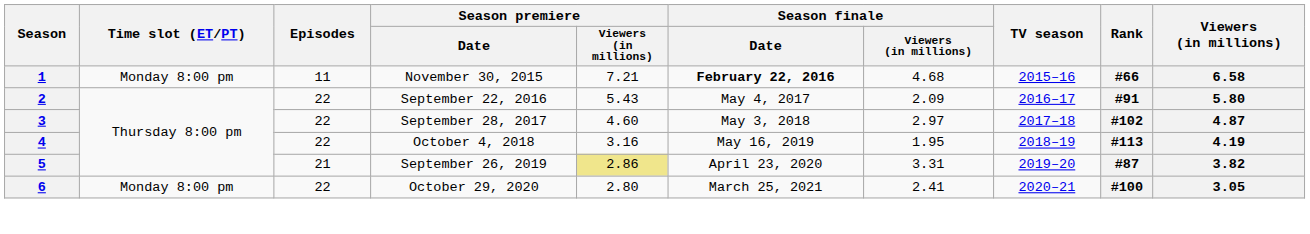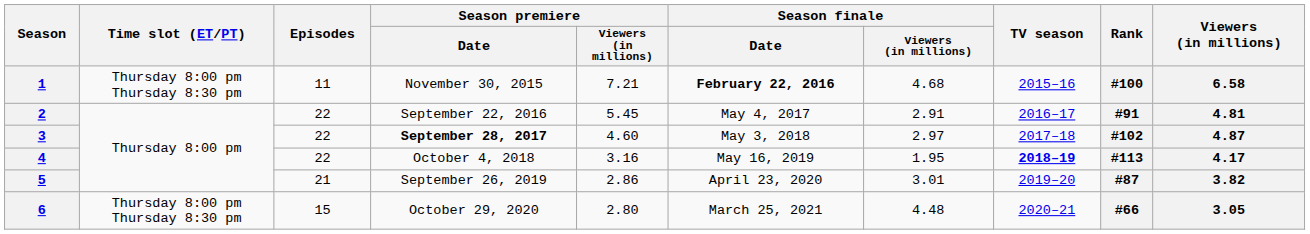(177, 77) Monday 8:00 pm -> (177, 85) Thursday 8:00 pm Thursday 8:30 pm
(1127, 77) #66 -> (1127, 85) #100
(622, 99) 5.43 -> (622, 115) 5.45
(928, 99) 2.09 -> (928, 115) 2.91
(1229, 99) 5.80 -> (1229, 115) 4.81
(474, 121) normal -> (474, 137) bold
(1047, 143) normal -> (1047, 159) bold
(1229, 143) 4.19 -> (1229, 159) 4.17
(622, 165) khaki background -> (622, 181) no background
(928, 165) 3.31 -> (928, 181) 3.01
(177, 187) Monday 8:00 pm -> (177, 210) Thursday 8:00 pm Thursday 8:30 pm
(323, 187) 22 -> (323, 210) 15
(928, 187) 2.41 -> (928, 210) 4.48
(1127, 187) #100 -> (1127, 210) #66
